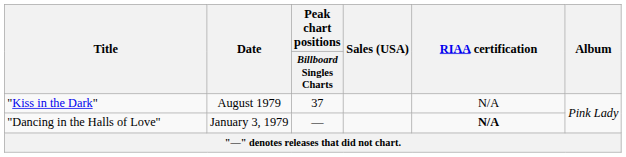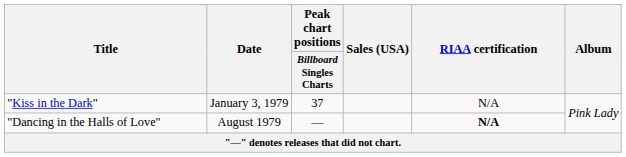(249, 103) August 1979 -> (249, 103) January 3, 1979
(249, 122) January 3, 1979 -> (249, 122) August 1979
